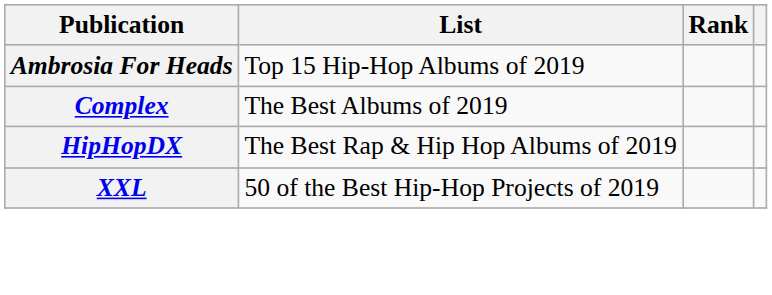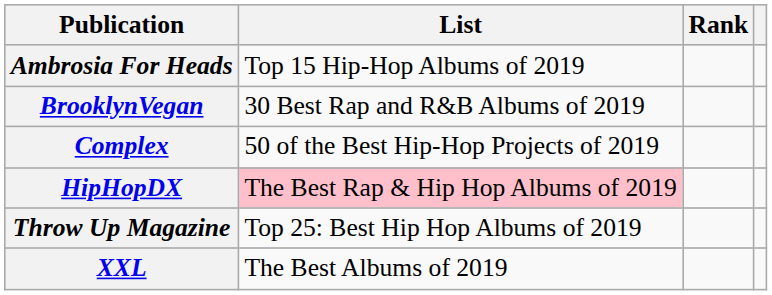+ row: (122, 106)
(376, 106) The Best Albums of 2019 -> (452, 146) 50 of the Best Hip-Hop Projects of 2019
(461, 146) no background -> (461, 187) pink background
+ row: (122, 227)
(452, 187) 50 of the Best Hip-Hop Projects of 2019 -> (376, 268) The Best Albums of 2019
